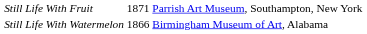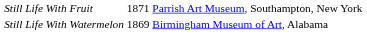(138, 24) 1866 -> (138, 24) 1869
